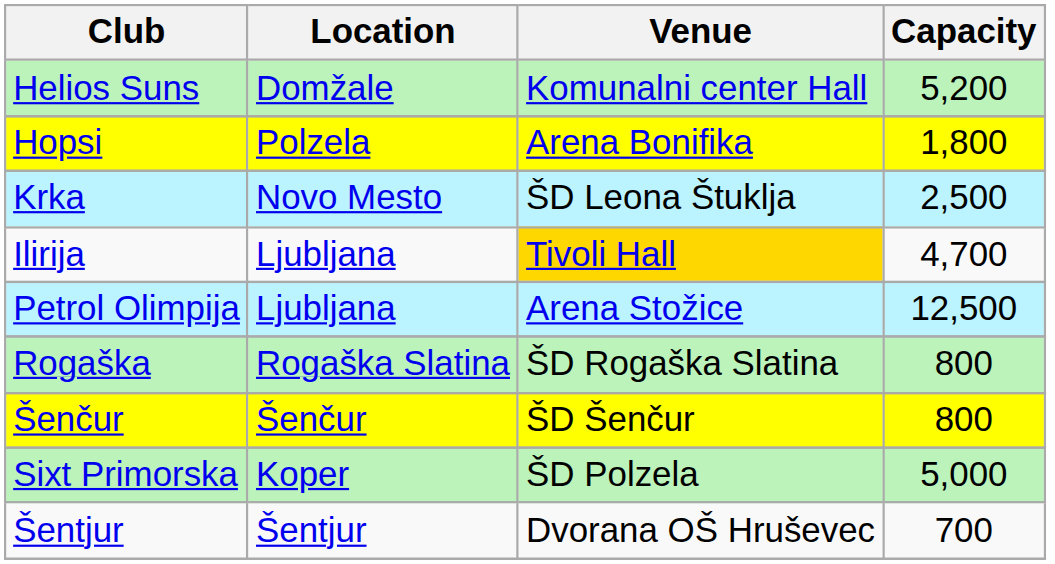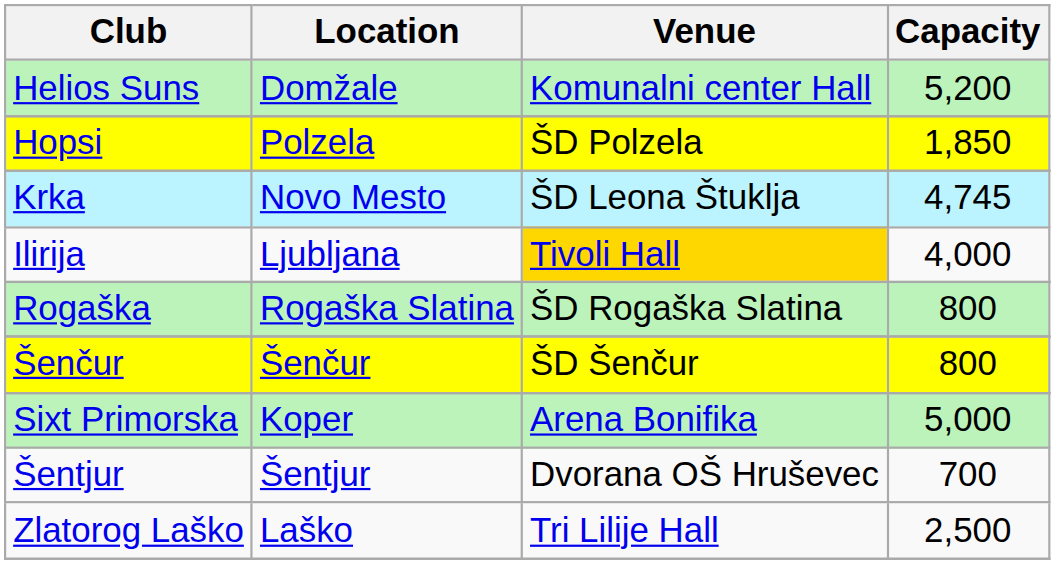(640, 142) Arena Bonifika -> (616, 142) ŠD Polzela
(964, 142) 1,800 -> (968, 142) 1,850
(964, 198) 2,500 -> (968, 198) 4,745
(964, 253) 4,700 -> (968, 253) 4,000
- row: (127, 308)
(612, 474) ŠD Polzela -> (643, 419) Arena Bonifika
+ row: (128, 530)
